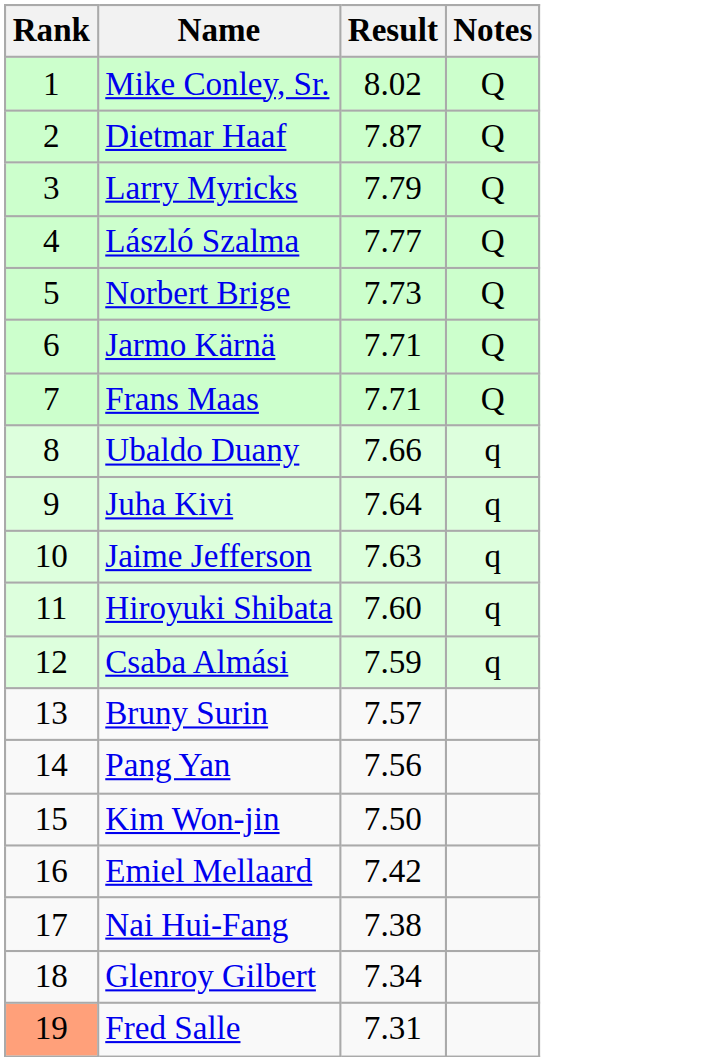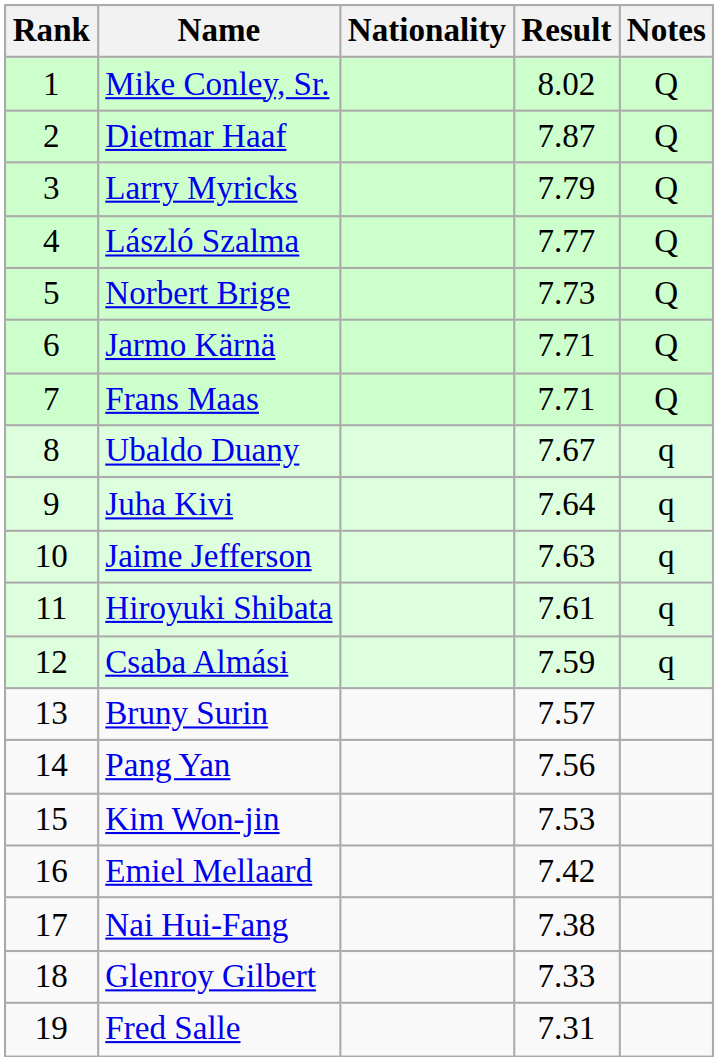+ column: (427, 30)
(393, 450) 7.66 -> (566, 450) 7.67
(393, 608) 7.60 -> (566, 608) 7.61
(393, 818) 7.50 -> (566, 818) 7.53
(393, 976) 7.34 -> (566, 976) 7.33
(51, 1028) lightsalmon background -> (51, 1028) no background
